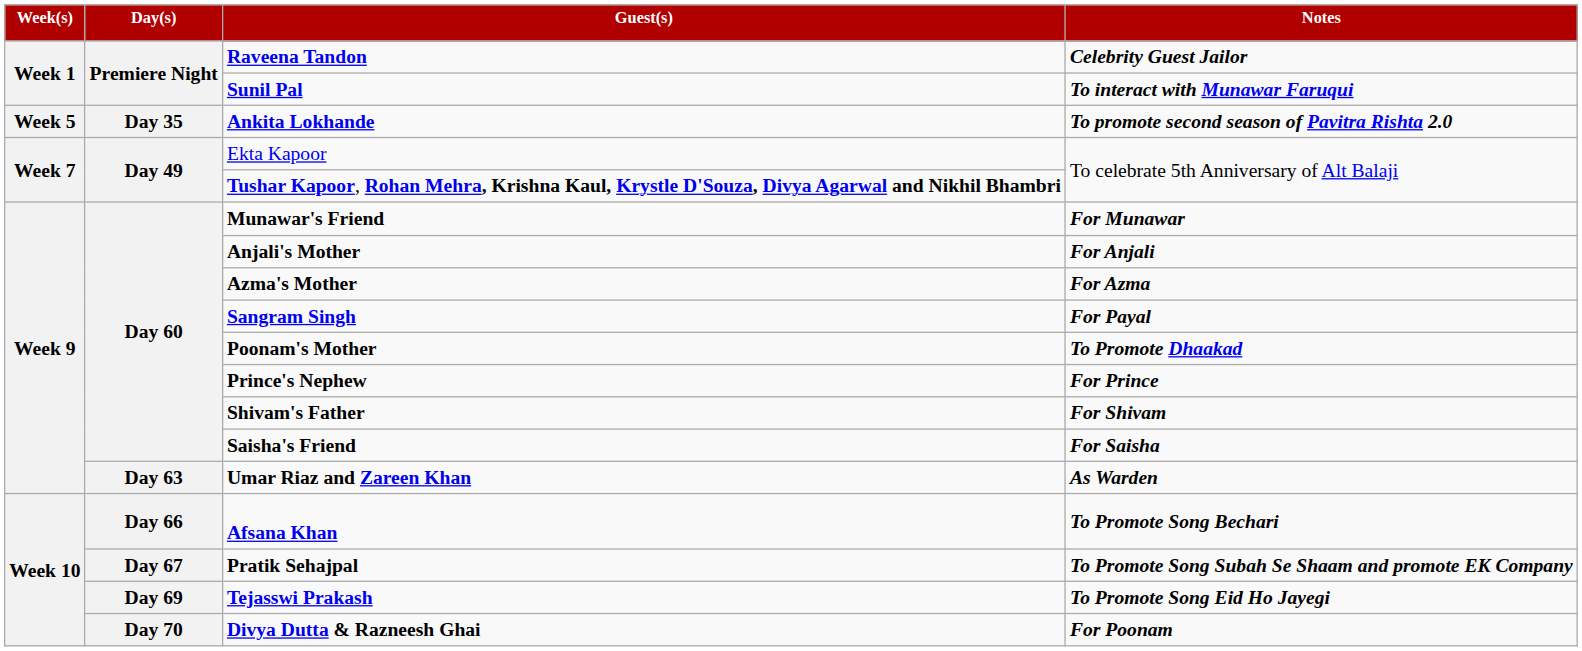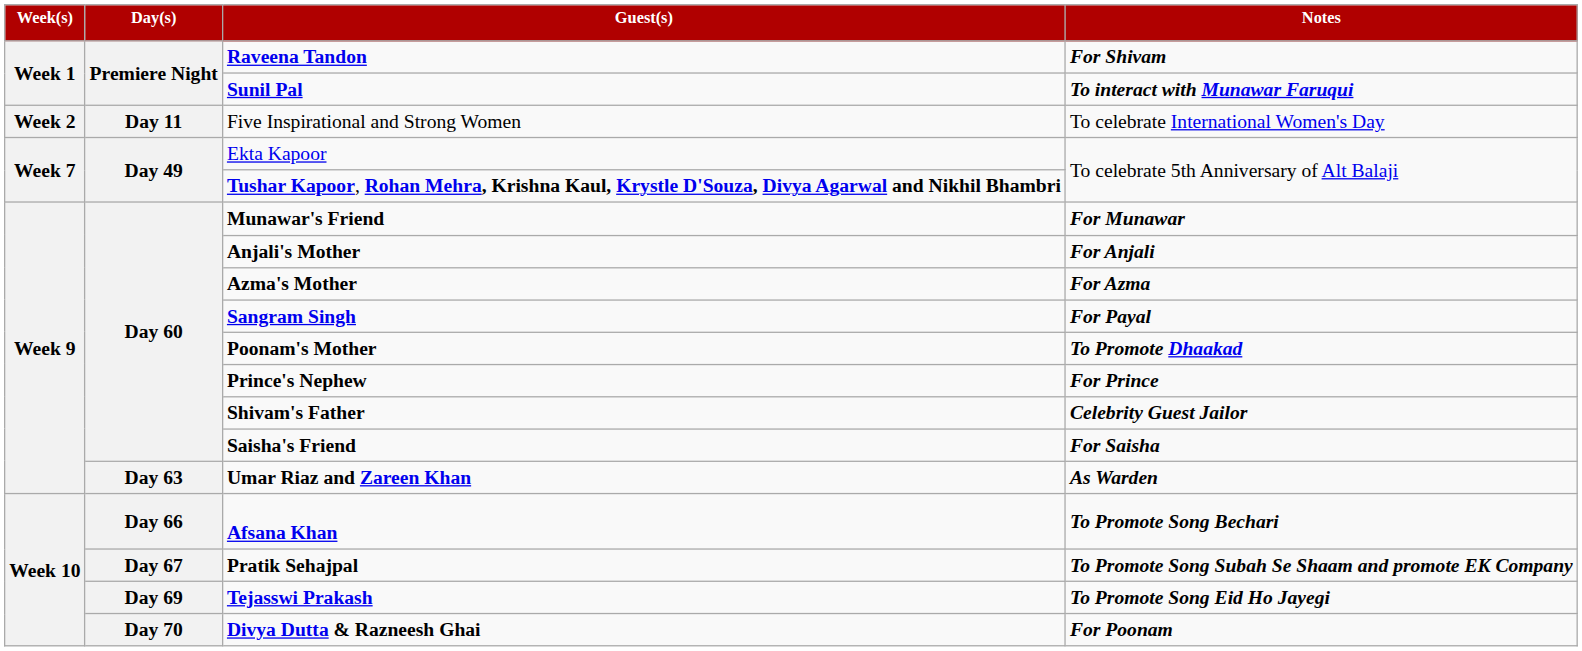(1159, 57) Celebrity Guest Jailor -> (1118, 57) For Shivam
+ row: (374, 121)
- row: (301, 121)
(1118, 412) For Shivam -> (1159, 412) Celebrity Guest Jailor
